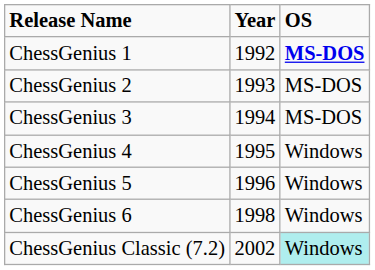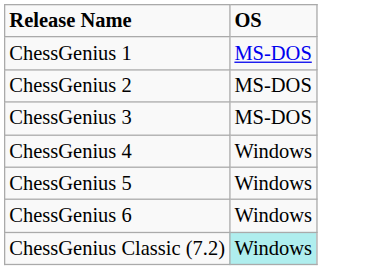- column: (255, 20)
(325, 53) bold -> (273, 53) normal
